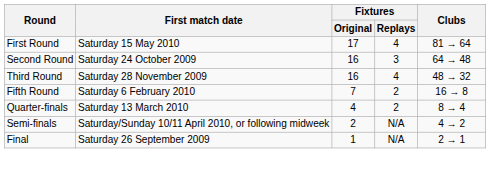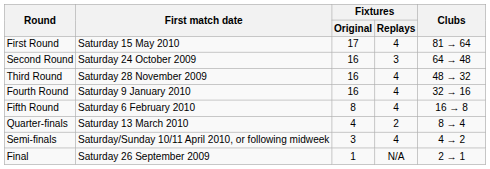+ row: (37, 92)
(353, 92) 7 -> (353, 108) 8
(396, 92) 2 -> (396, 108) 4
(353, 124) 2 -> (353, 140) 3
(396, 124) N/A -> (396, 140) 4
